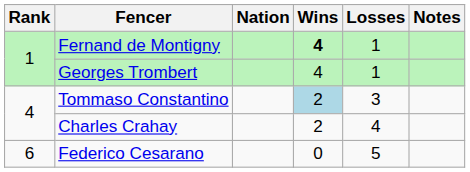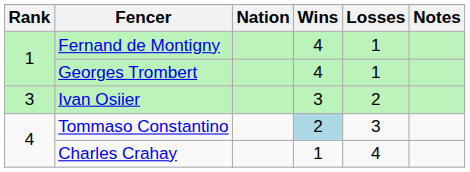(318, 45) bold -> (318, 45) normal
+ row: (99, 99)
(318, 126) 2 -> (318, 153) 1
- row: (131, 153)
